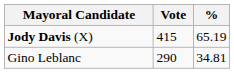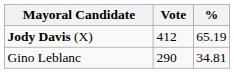(167, 36) 415 -> (167, 36) 412
